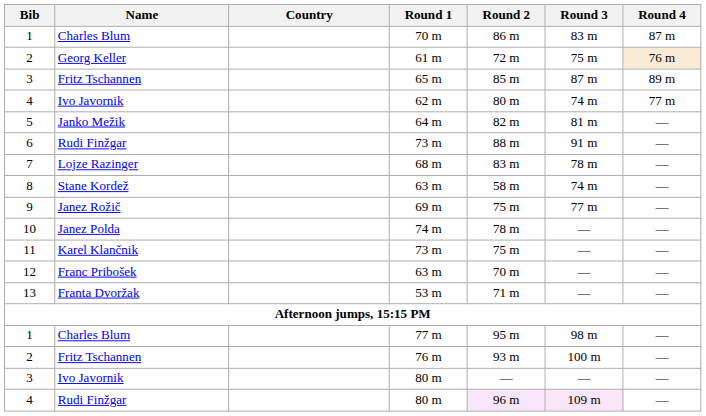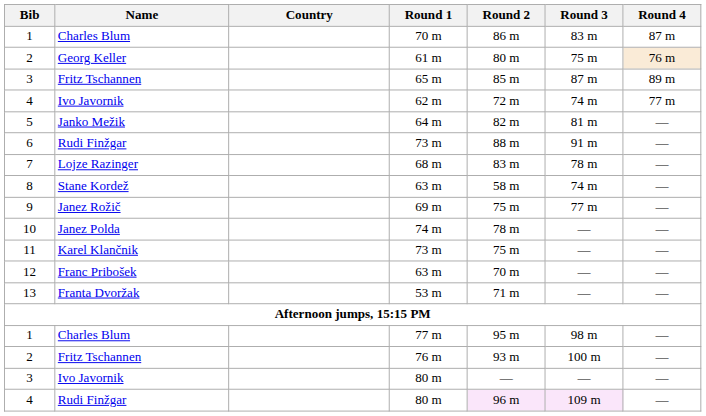(506, 57) 72 m -> (506, 57) 80 m
(506, 100) 80 m -> (506, 100) 72 m
